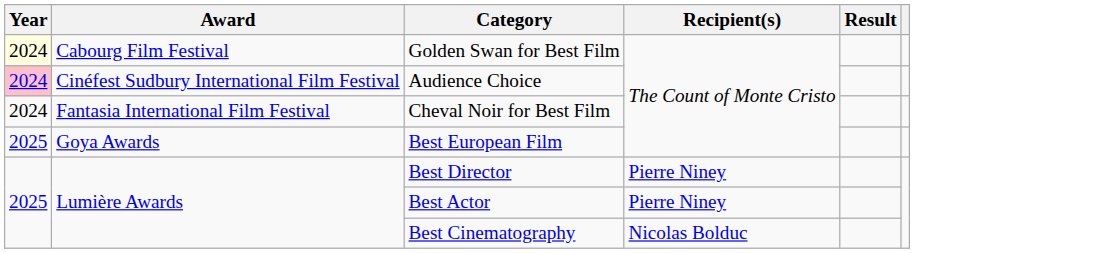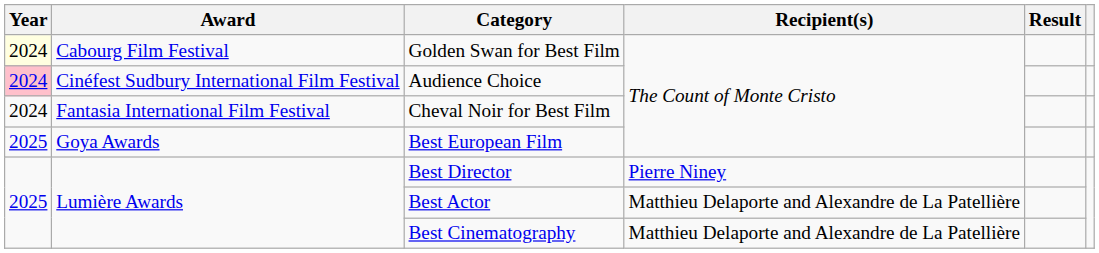(677, 202) Pierre Niney -> (824, 202) Matthieu Delaporte and Alexandre de La Patellière
(688, 232) Nicolas Bolduc -> (824, 232) Matthieu Delaporte and Alexandre de La Patellière
